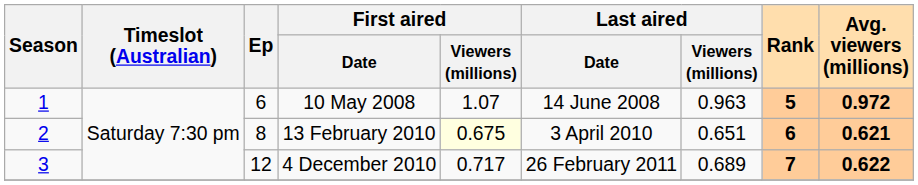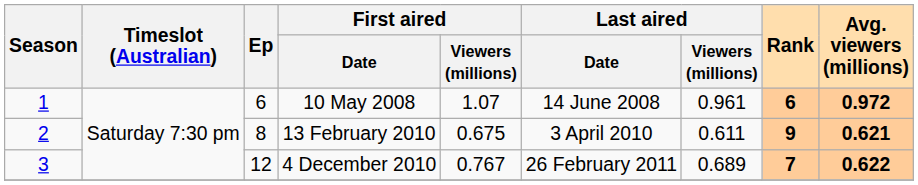(722, 103) 0.963 -> (722, 103) 0.961
(790, 103) 5 -> (790, 103) 6
(481, 133) lightyellow background -> (481, 133) no background
(722, 133) 0.651 -> (722, 133) 0.611
(790, 133) 6 -> (790, 133) 9
(481, 164) 0.717 -> (481, 164) 0.767
